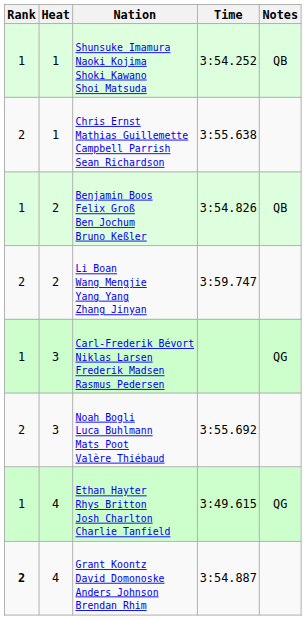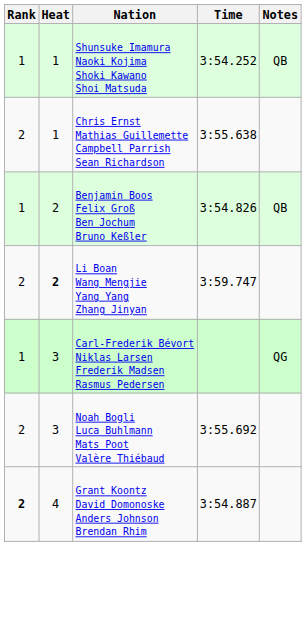(56, 282) normal -> (56, 282) bold
- row: (123, 512)
